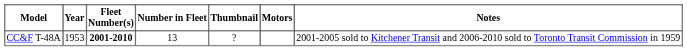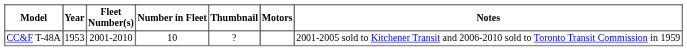(111, 38) bold -> (111, 38) normal
(172, 38) 13 -> (172, 38) 10
